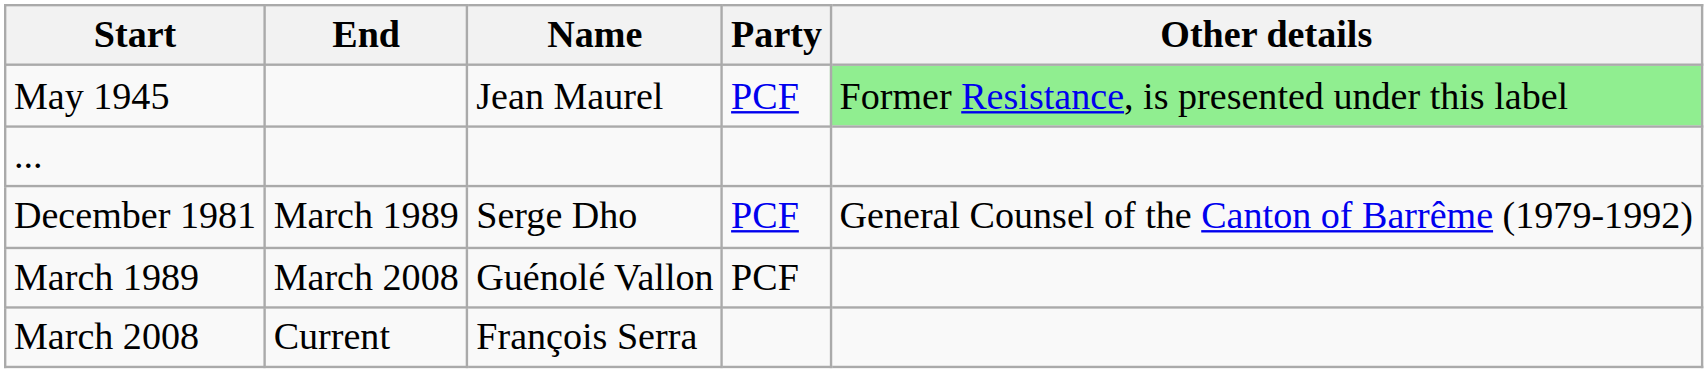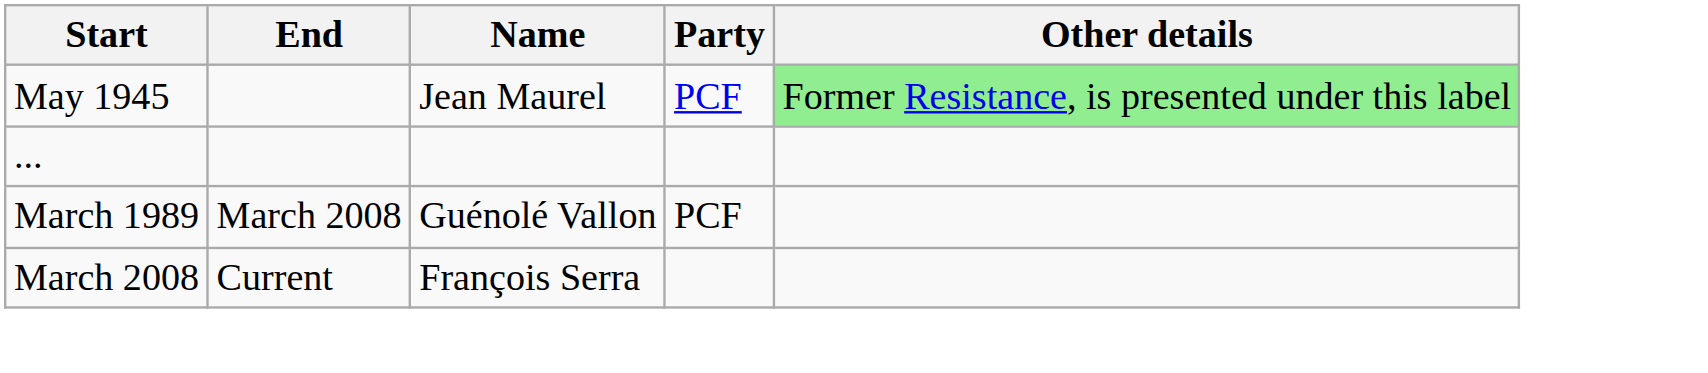- row: (135, 215)
